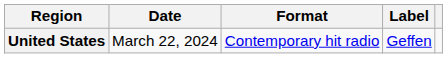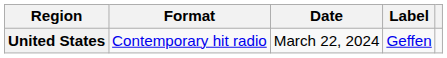columns swapped: (165, 16) <-> (302, 16)
